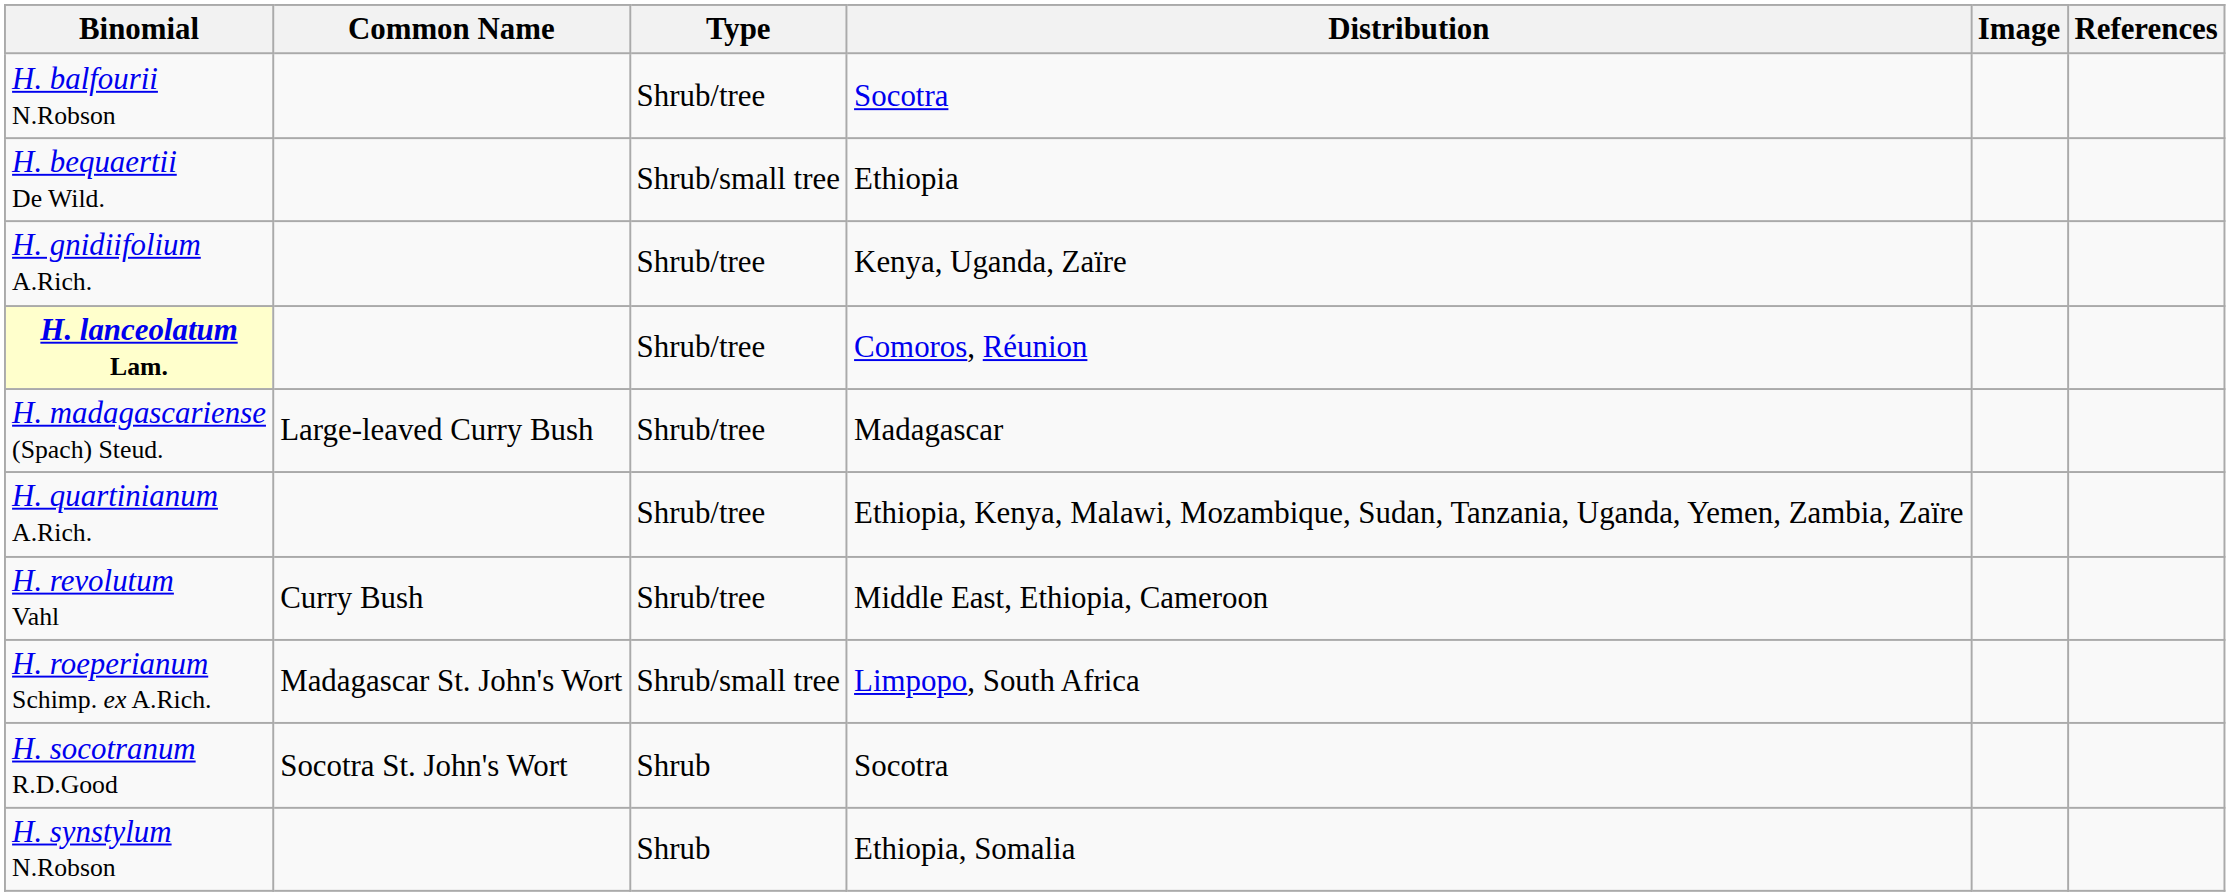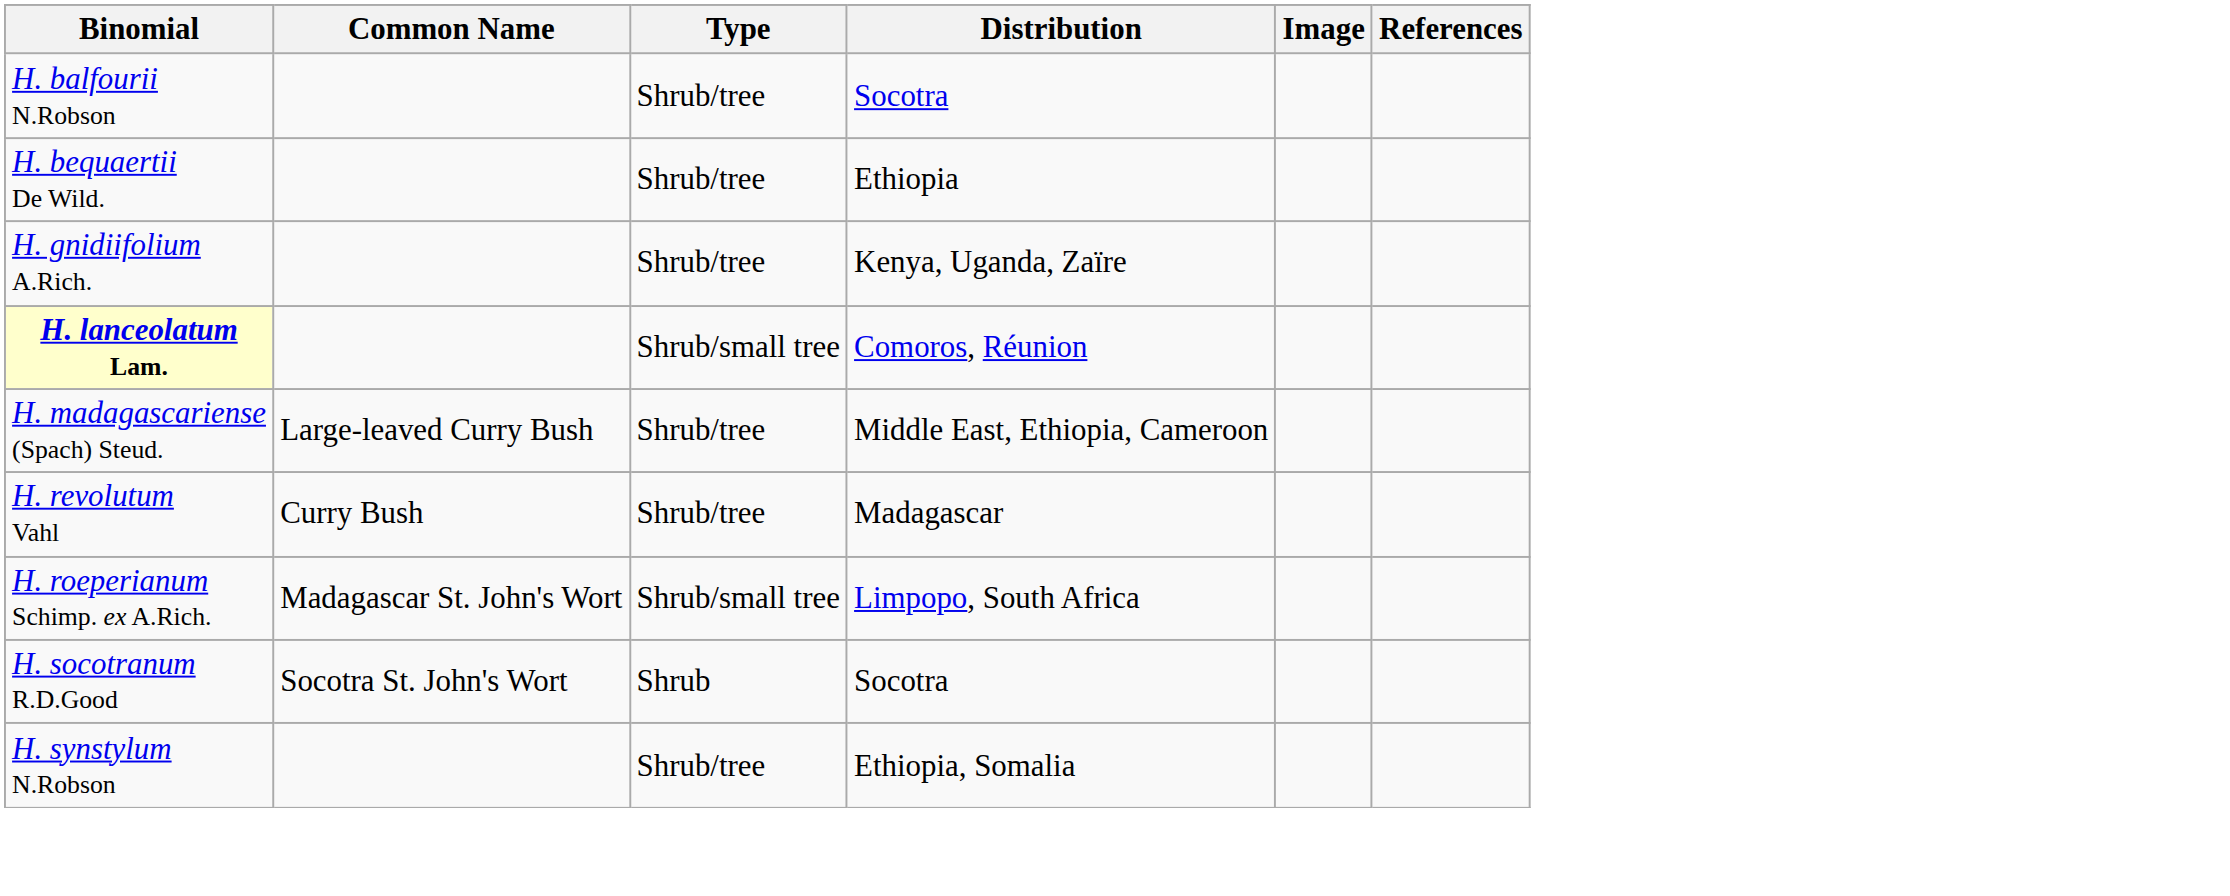(738, 179) Shrub/small tree -> (701, 179) Shrub/tree
(701, 346) Shrub/tree -> (738, 346) Shrub/small tree
(929, 430) Madagascar -> (1061, 430) Middle East, Ethiopia, Cameroon
- row: (115, 513)
(1061, 597) Middle East, Ethiopia, Cameroon -> (929, 513) Madagascar
(673, 848) Shrub -> (701, 765) Shrub/tree
